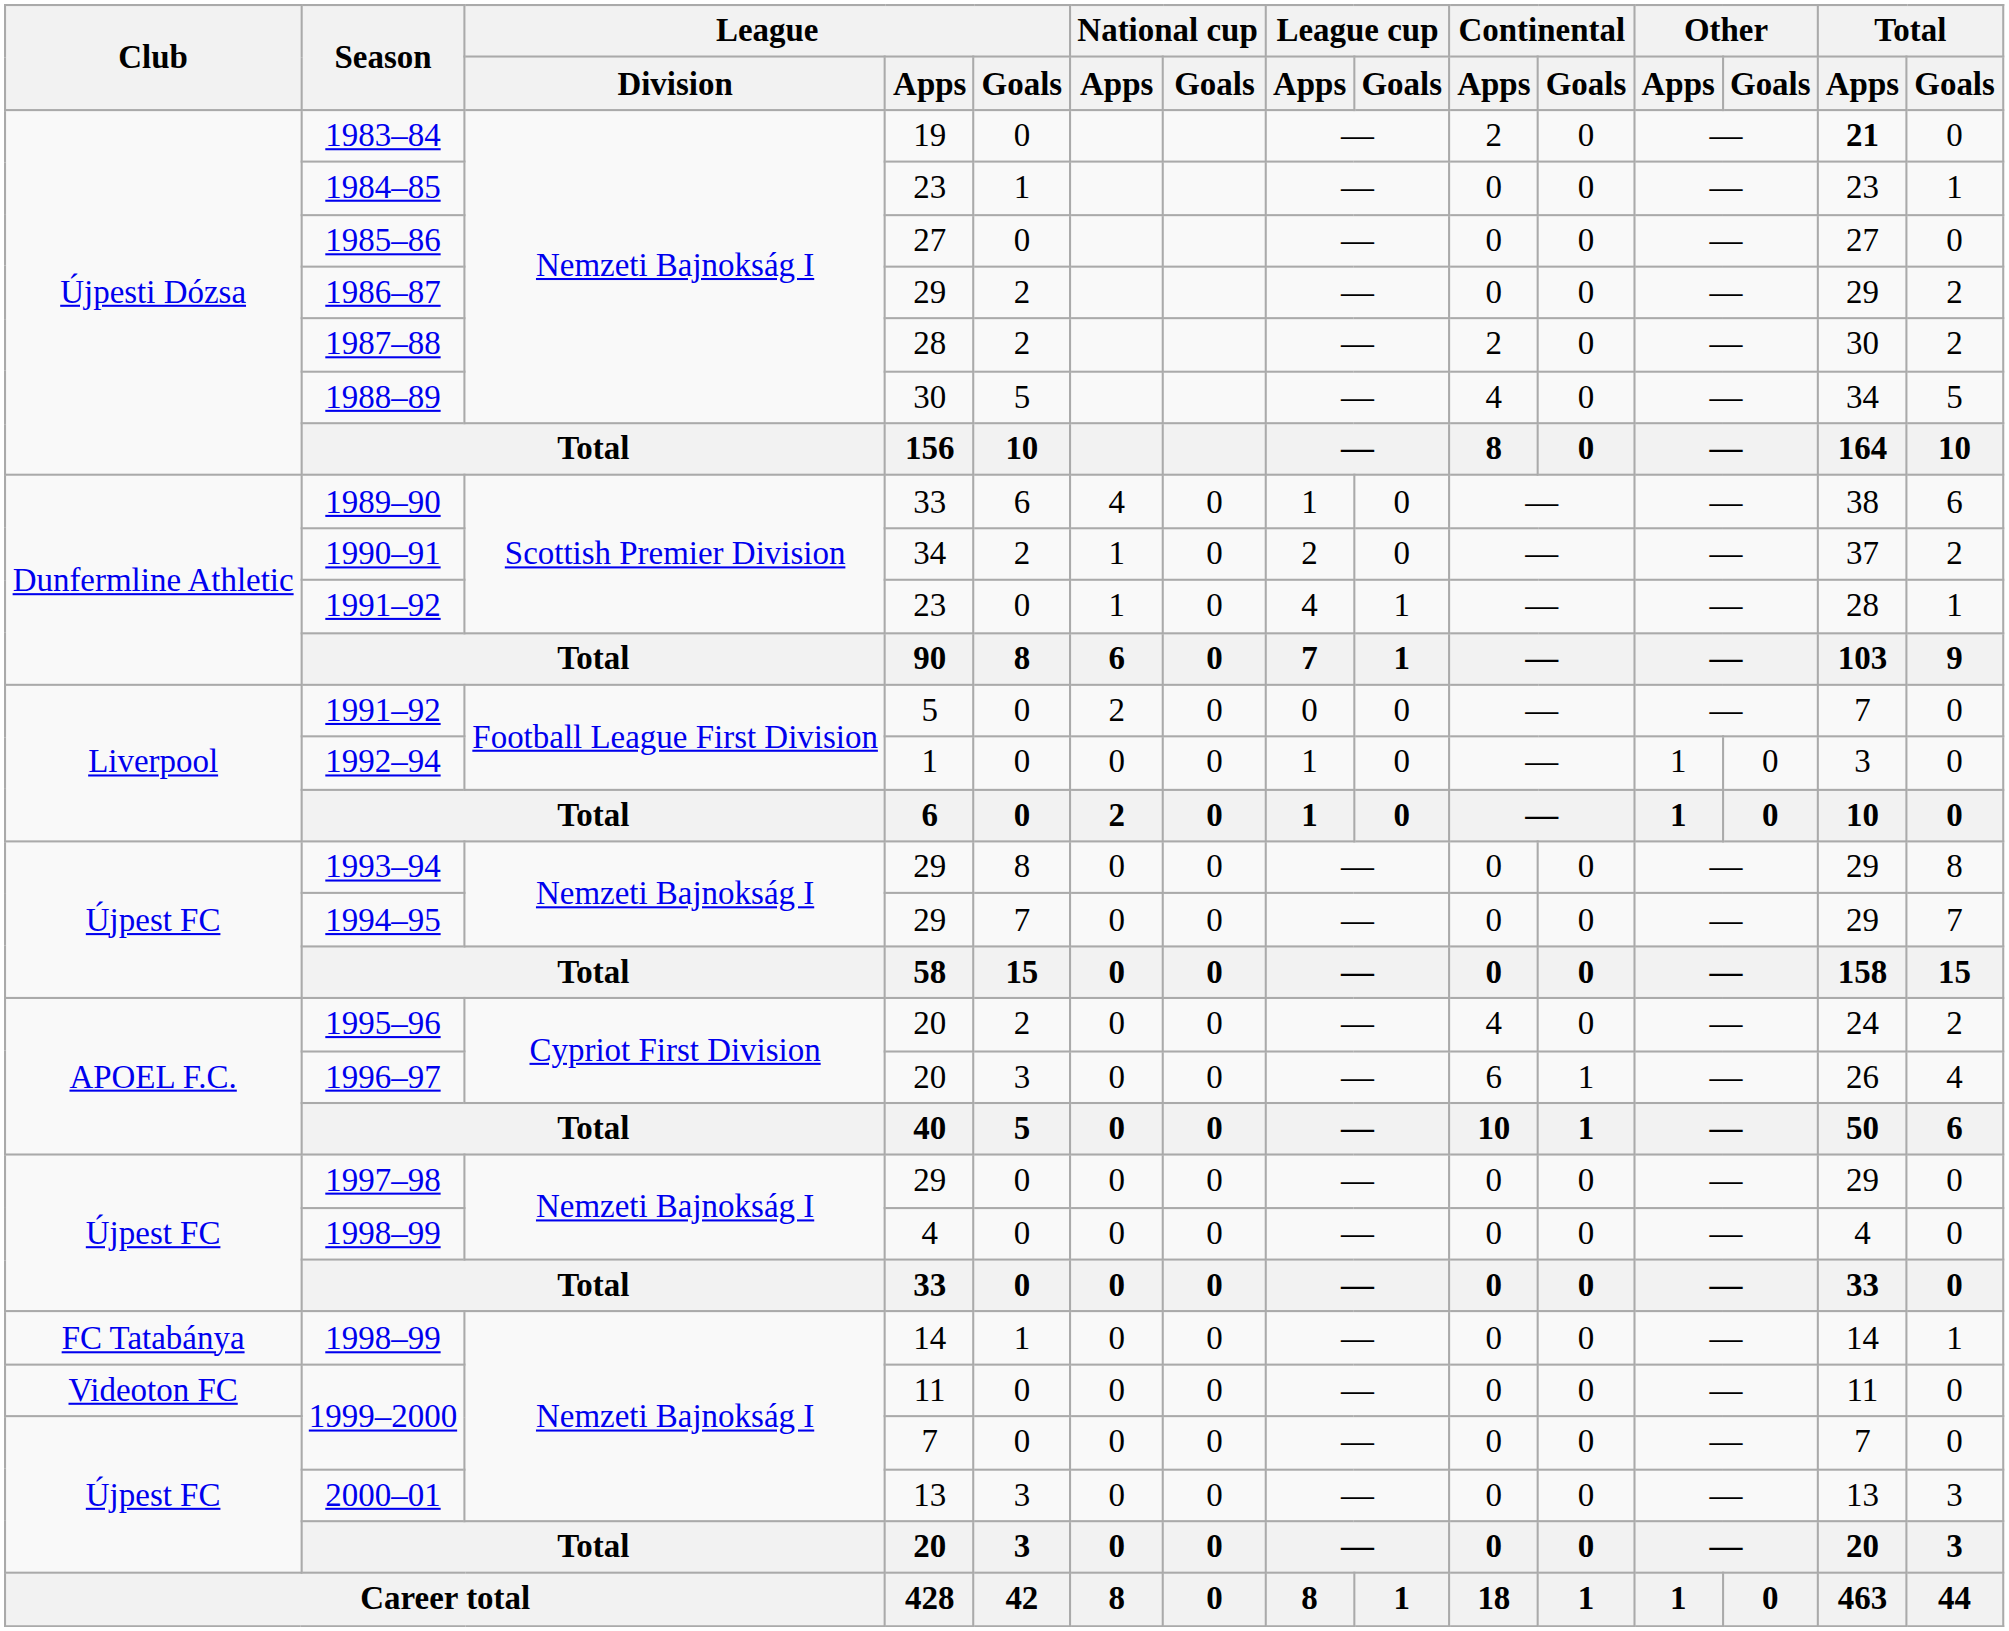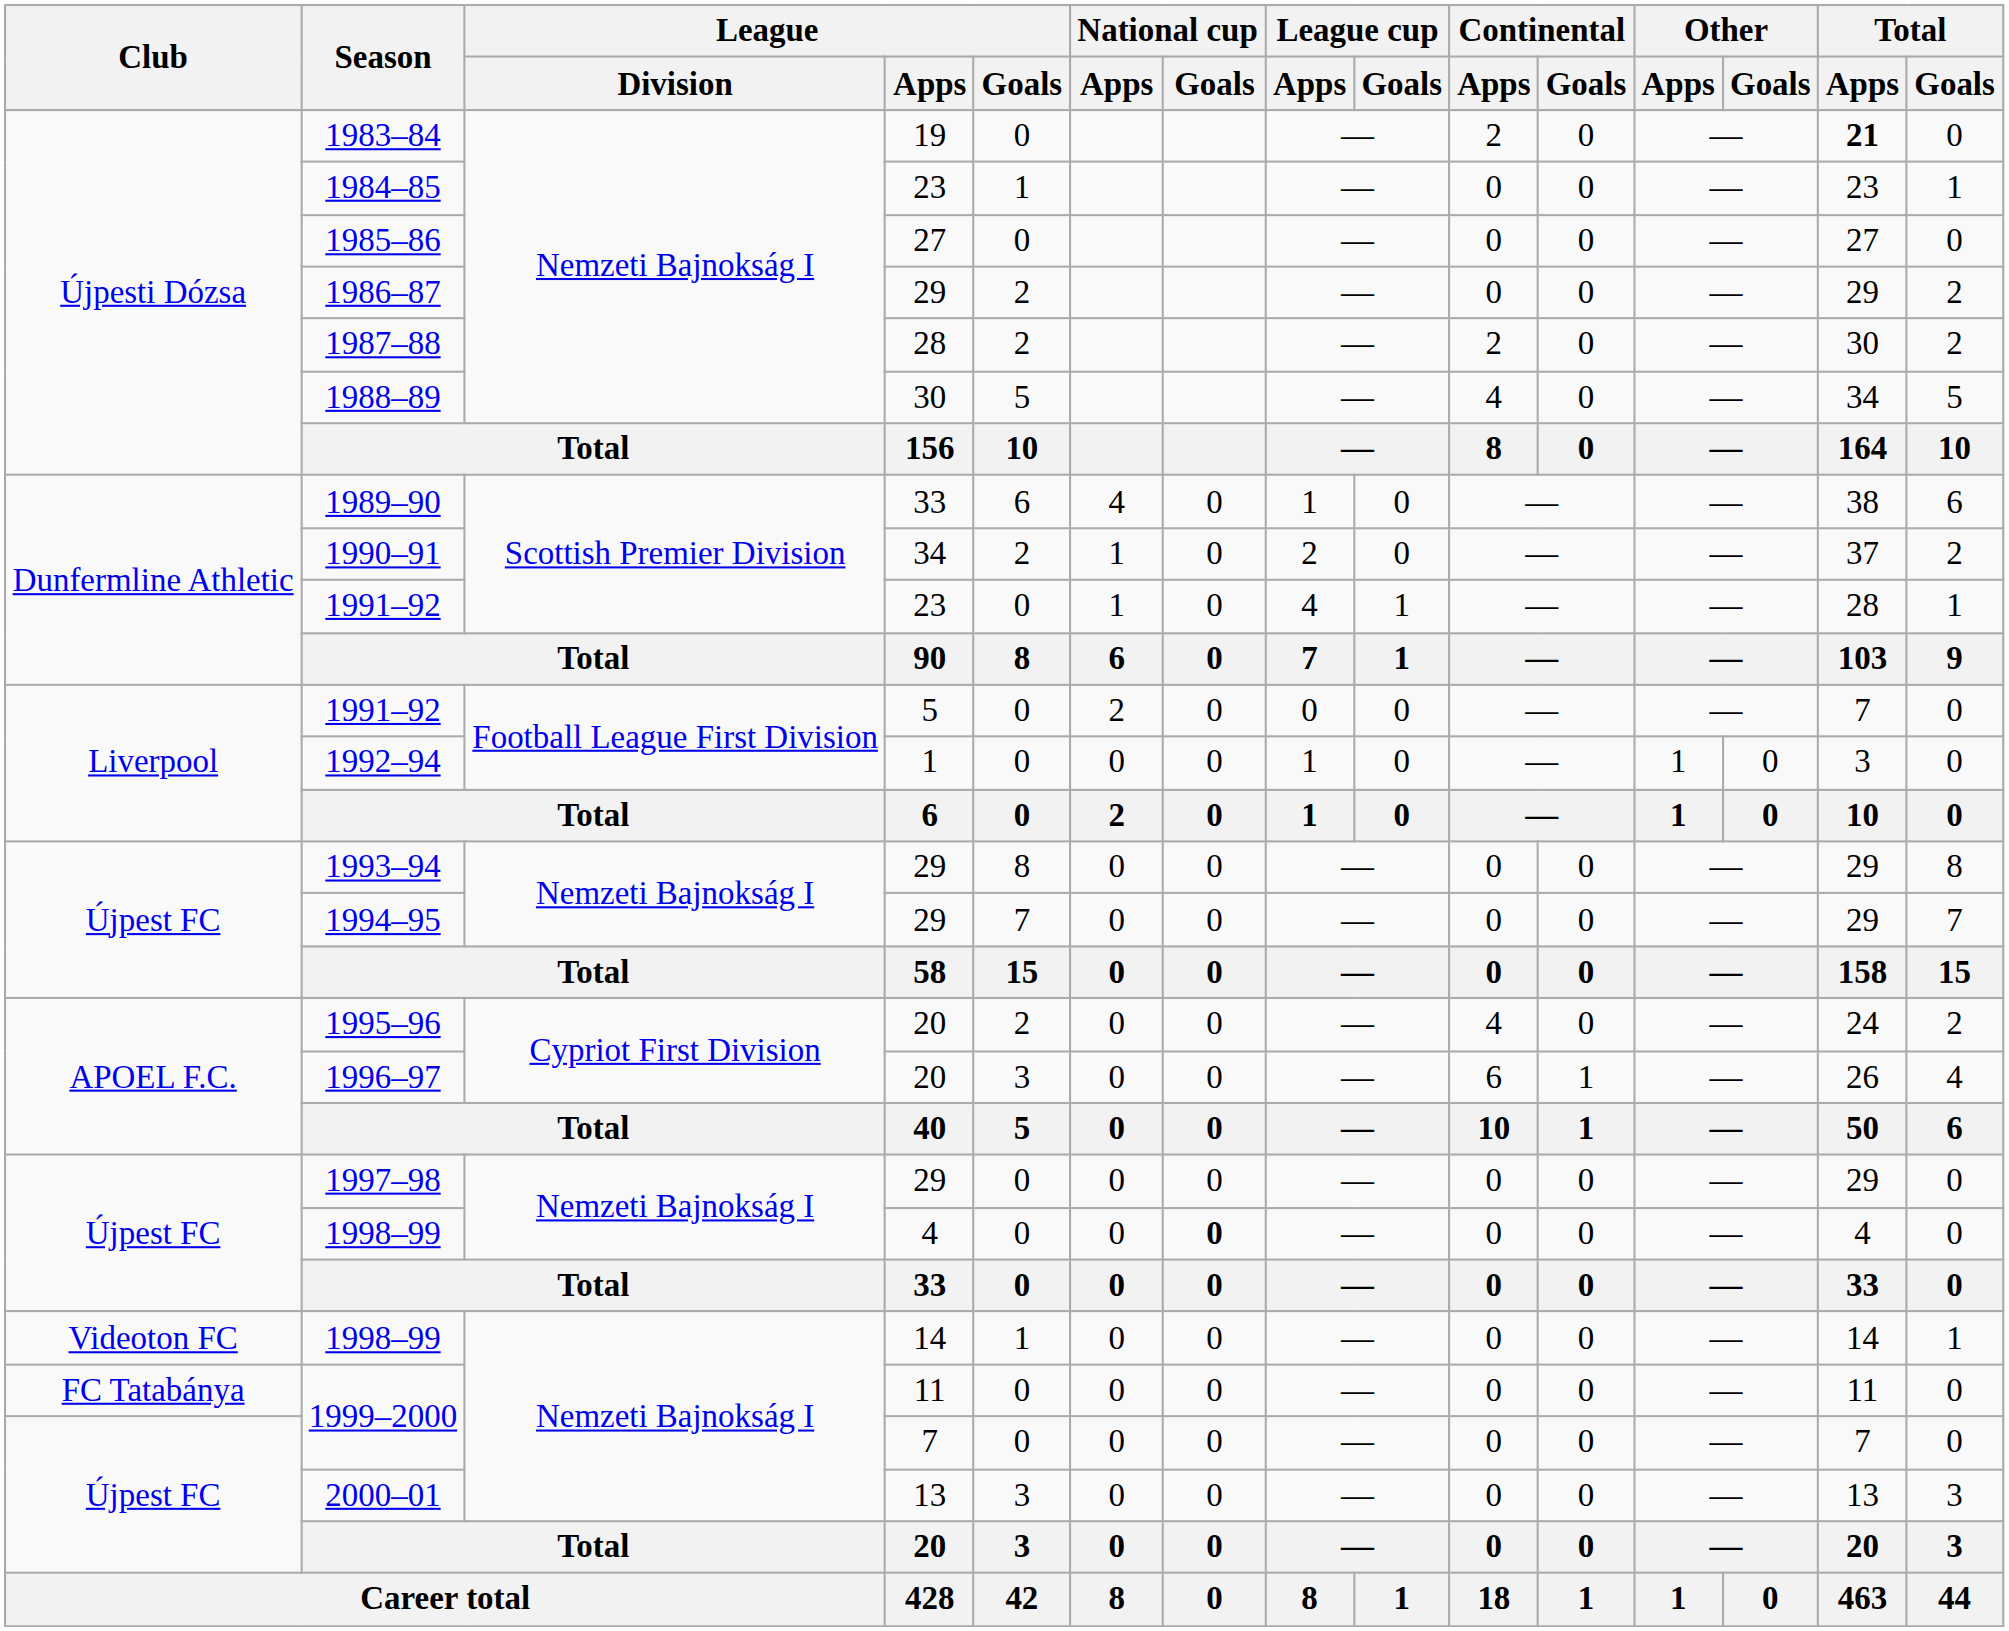(1215, 1232) normal -> (1215, 1232) bold
(153, 1337) FC Tatabánya -> (153, 1337) Videoton FC
(153, 1389) Videoton FC -> (153, 1389) FC Tatabánya
